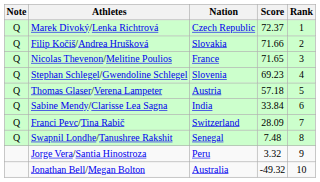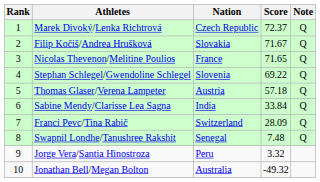columns swapped: (301, 12) <-> (17, 12)
(273, 43) 71.66 -> (276, 43) 71.67
(273, 75) 69.23 -> (276, 75) 69.22
